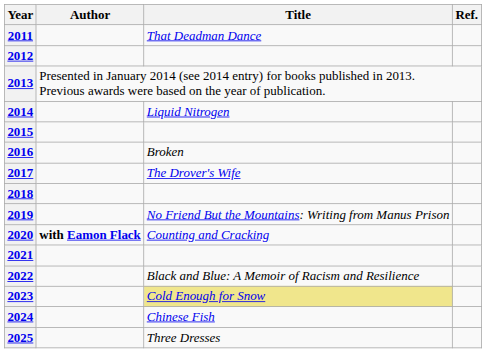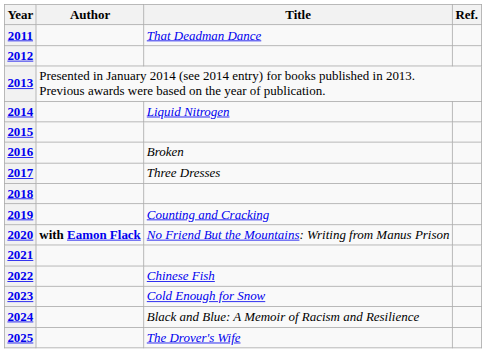(194, 173) The Drover's Wife -> (184, 173) Three Dresses
(298, 214) No Friend But the Mountains: Writing from Manus Prison -> (208, 214) Counting and Cracking
(208, 234) Counting and Cracking -> (298, 234) No Friend But the Mountains: Writing from Manus Prison
(283, 276) Black and Blue: A Memoir of Racism and Resilience -> (181, 276) Chinese Fish
(206, 296) khaki background -> (206, 296) no background
(181, 317) Chinese Fish -> (283, 317) Black and Blue: A Memoir of Racism and Resilience
(184, 337) Three Dresses -> (194, 337) The Drover's Wife
